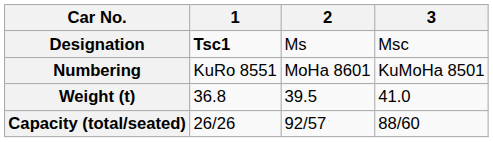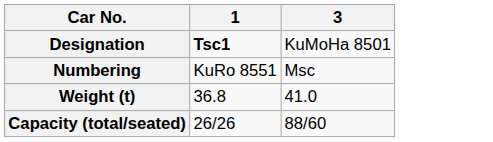- column: (328, 17)
(393, 44) Msc -> (338, 44) KuMoHa 8501
(431, 70) KuMoHa 8501 -> (300, 70) Msc
